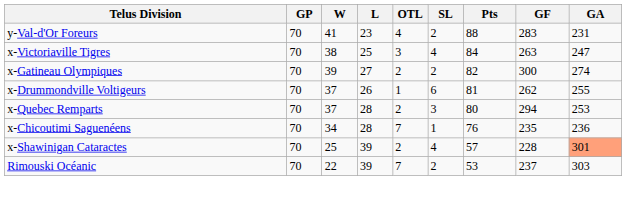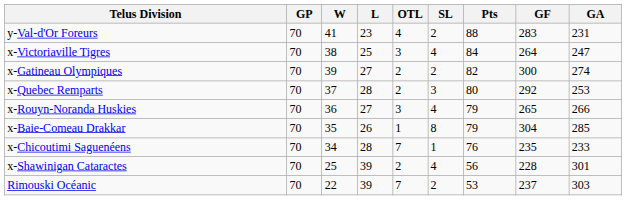(528, 52) 263 -> (528, 52) 264
- row: (76, 90)
(528, 109) 294 -> (528, 90) 292
+ row: (72, 109)
+ row: (66, 128)
(581, 128) 236 -> (581, 147) 233
(472, 147) 57 -> (472, 166) 56
(581, 147) lightsalmon background -> (581, 166) no background
